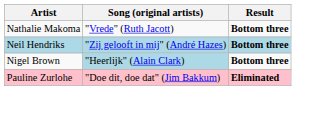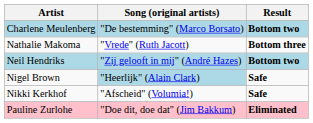+ row: (51, 28)
(260, 45) Bottom three -> (274, 61) Bottom two
(260, 61) Bottom three -> (258, 77) Safe
+ row: (37, 93)
